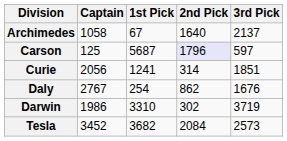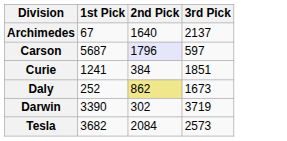- column: (102, 13)
(189, 70) 314 -> (140, 70) 384
(139, 88) 254 -> (90, 88) 252
(189, 88) no background -> (140, 88) khaki background
(247, 88) 1676 -> (198, 88) 1673
(142, 107) 3310 -> (94, 107) 3390
